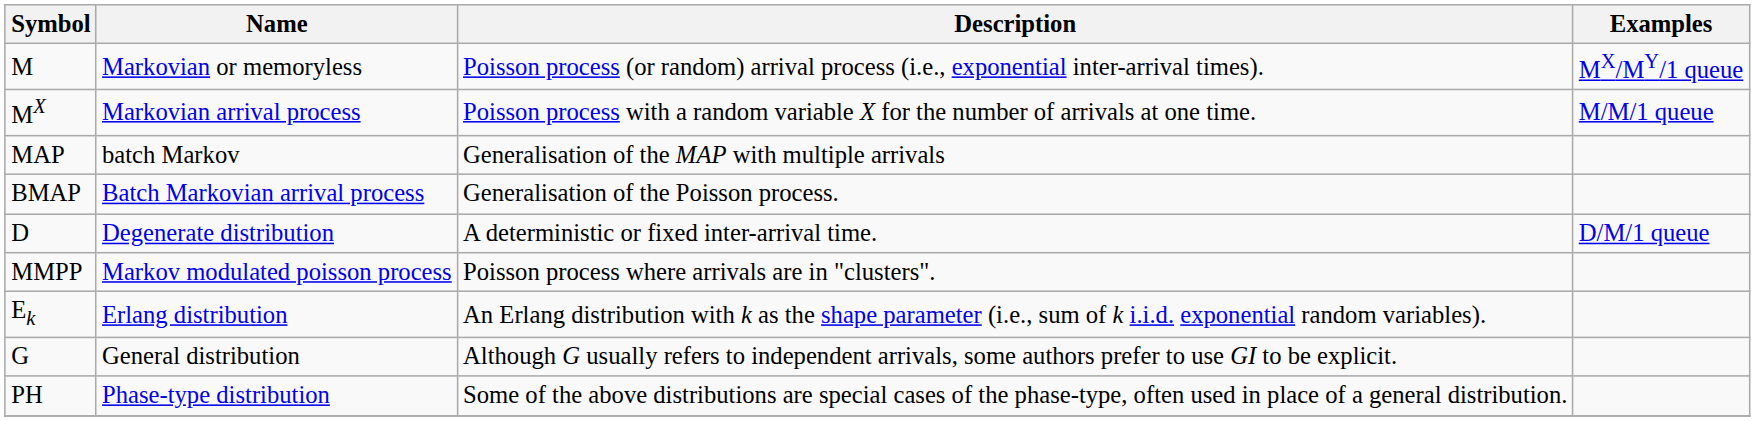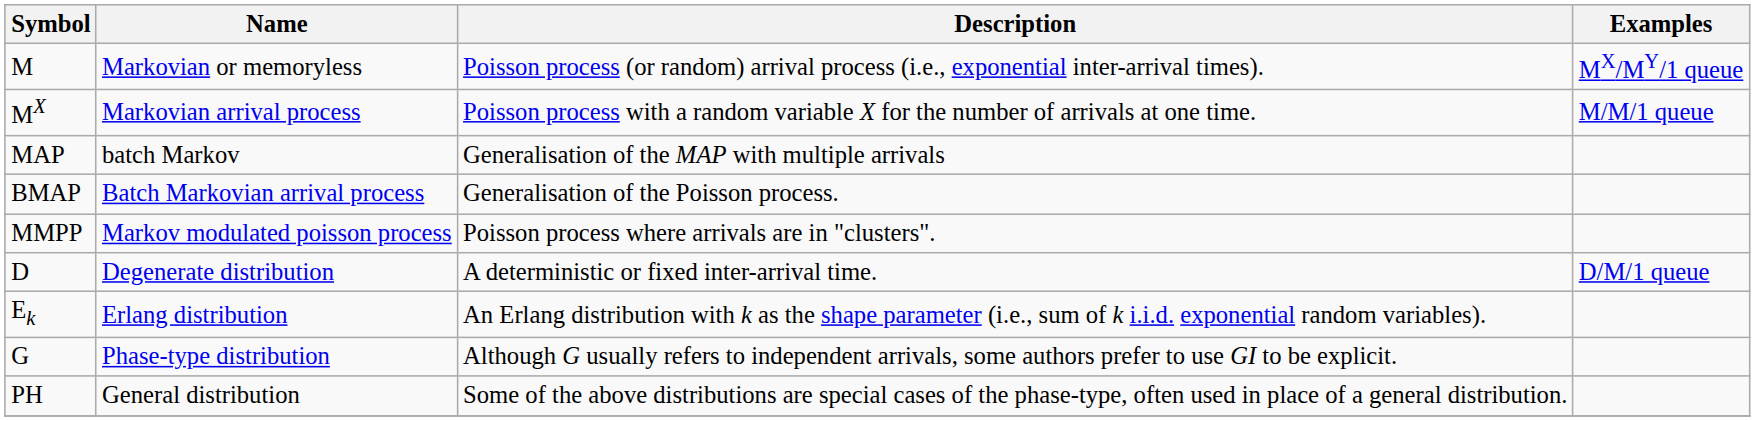rows swapped: (47, 271) <-> (20, 232)
(201, 356) General distribution -> (216, 356) Phase-type distribution
(216, 395) Phase-type distribution -> (201, 395) General distribution
